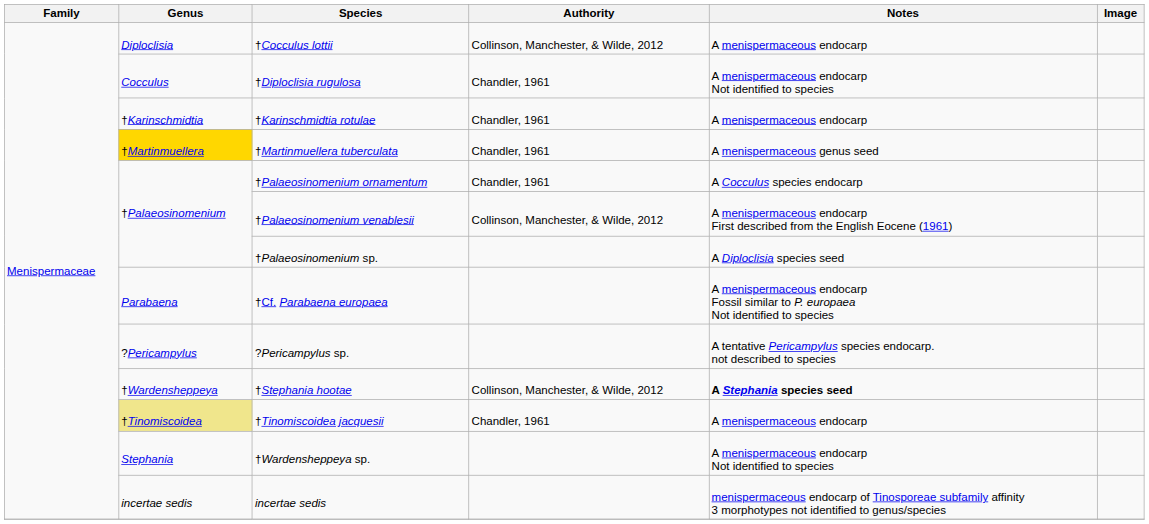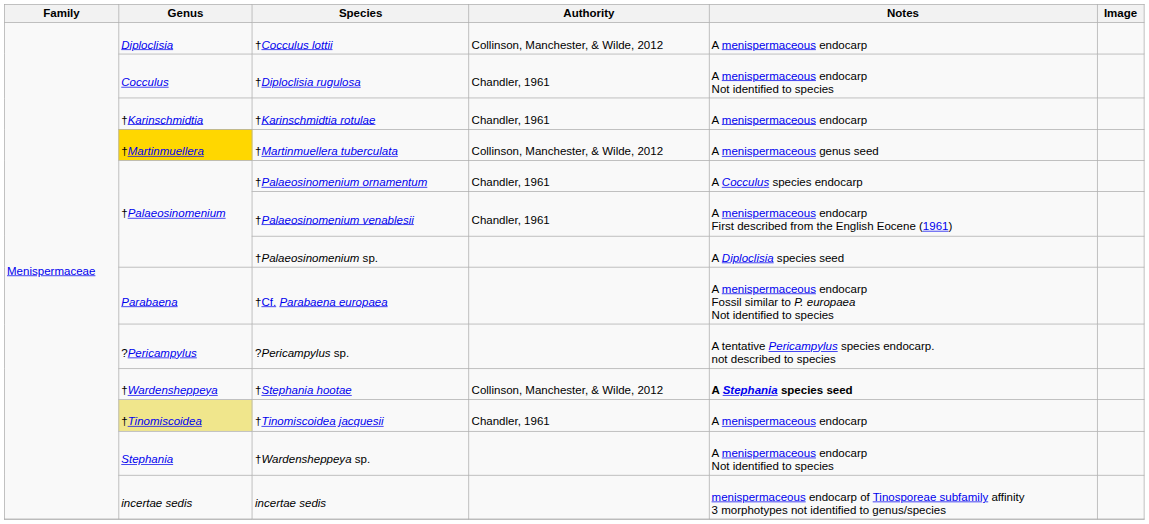(511, 151) Chandler, 1961 -> (567, 151) Collinson, Manchester, & Wilde, 2012
(567, 220) Collinson, Manchester, & Wilde, 2012 -> (511, 220) Chandler, 1961
